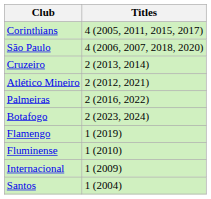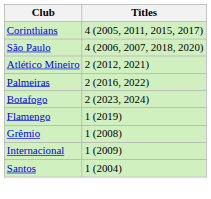- row: (26, 64)
- row: (32, 151)
+ row: (23, 133)
